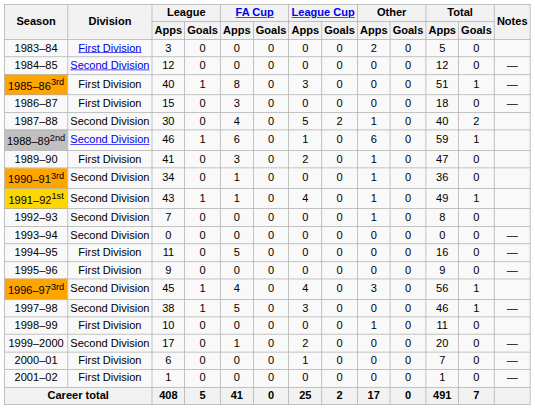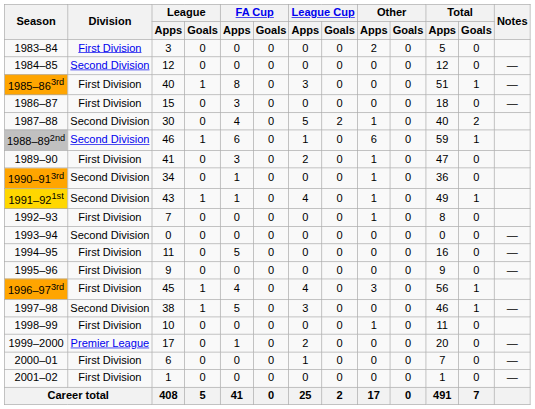(110, 217) Second Division -> (110, 217) First Division
(110, 289) Second Division -> (110, 289) First Division
(110, 343) Second Division -> (110, 343) Premier League
